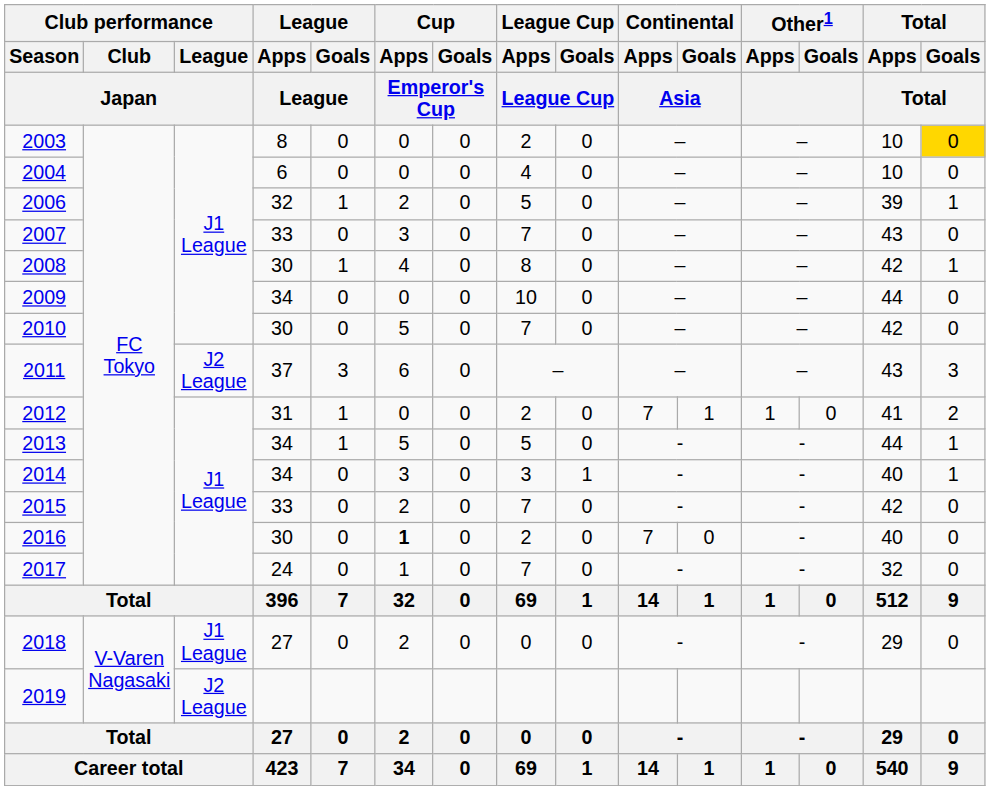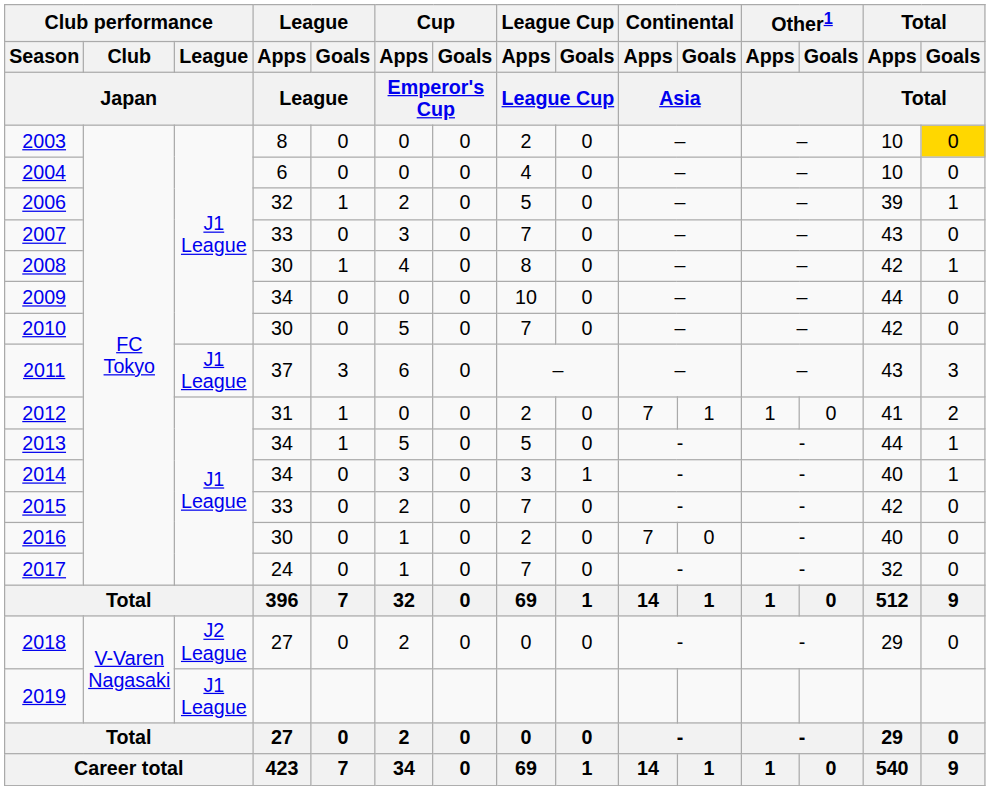(214, 370) J2 League -> (214, 370) J1 League
(404, 537) bold -> (404, 537) normal
(214, 642) J1 League -> (214, 642) J2 League
(214, 695) J2 League -> (214, 695) J1 League
